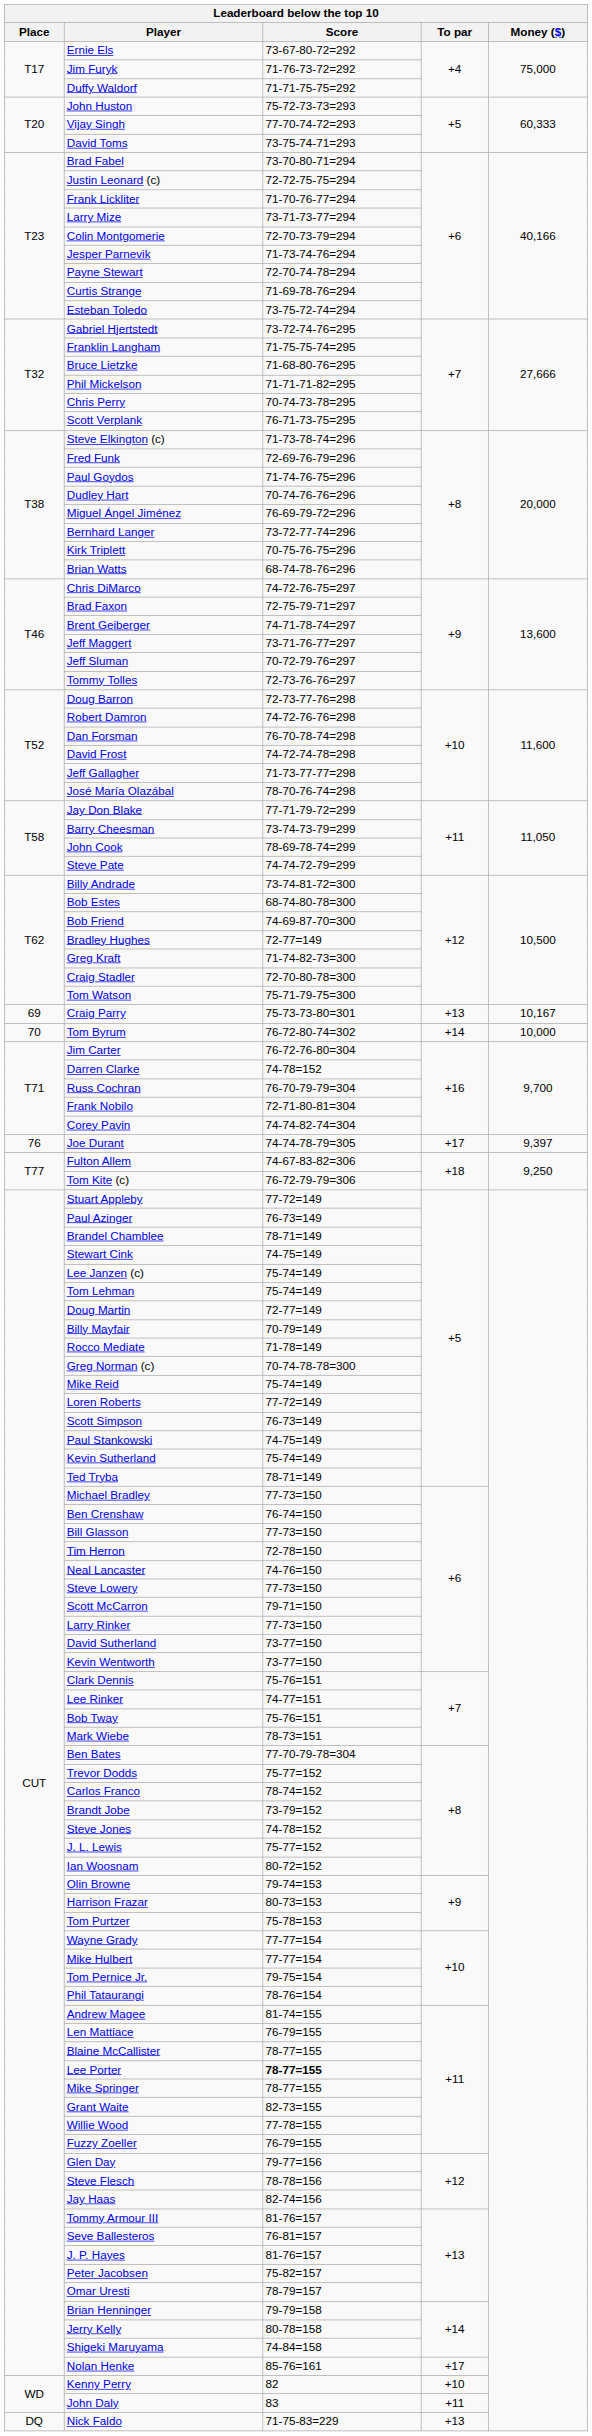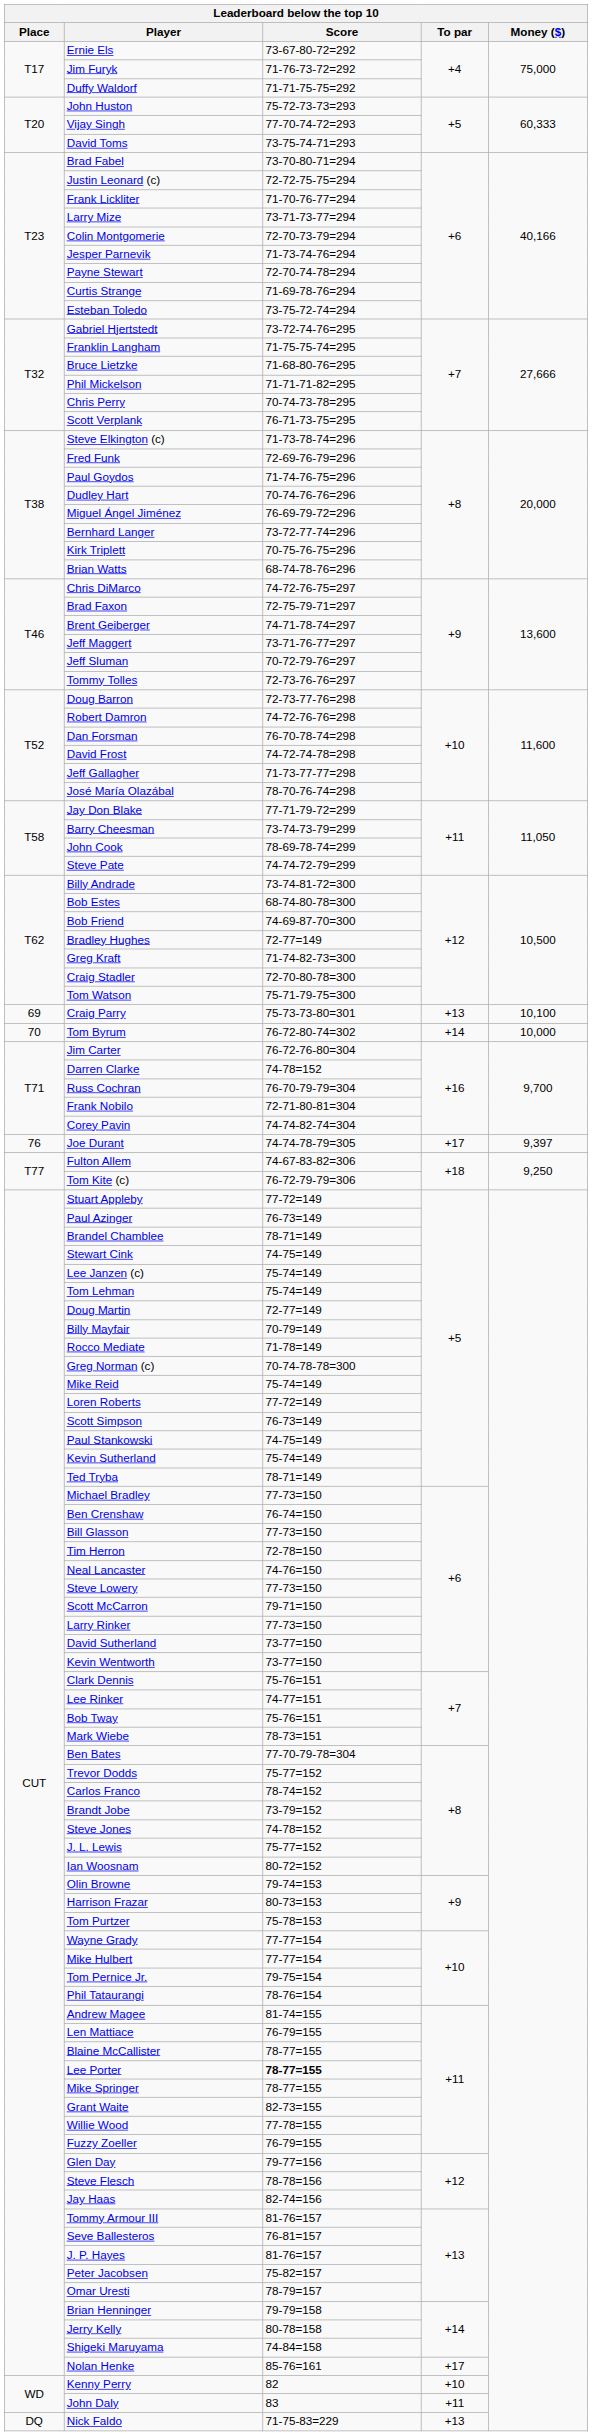(538, 1014) 10,167 -> (538, 1014) 10,100
